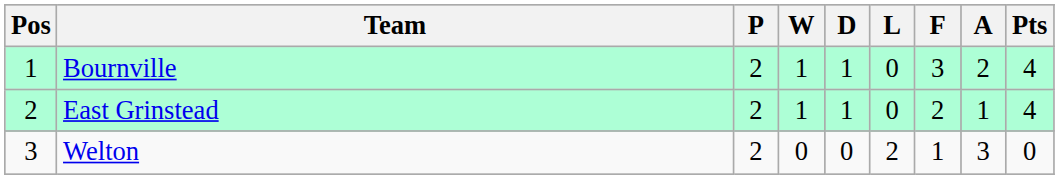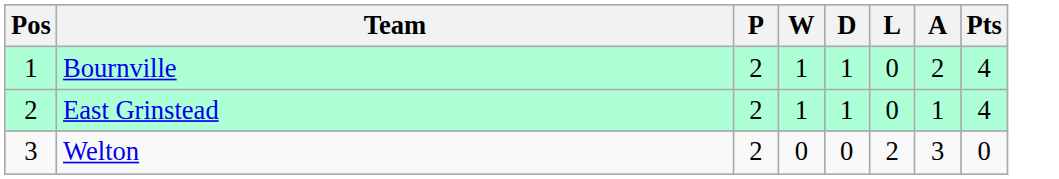- column: (938, 25)
